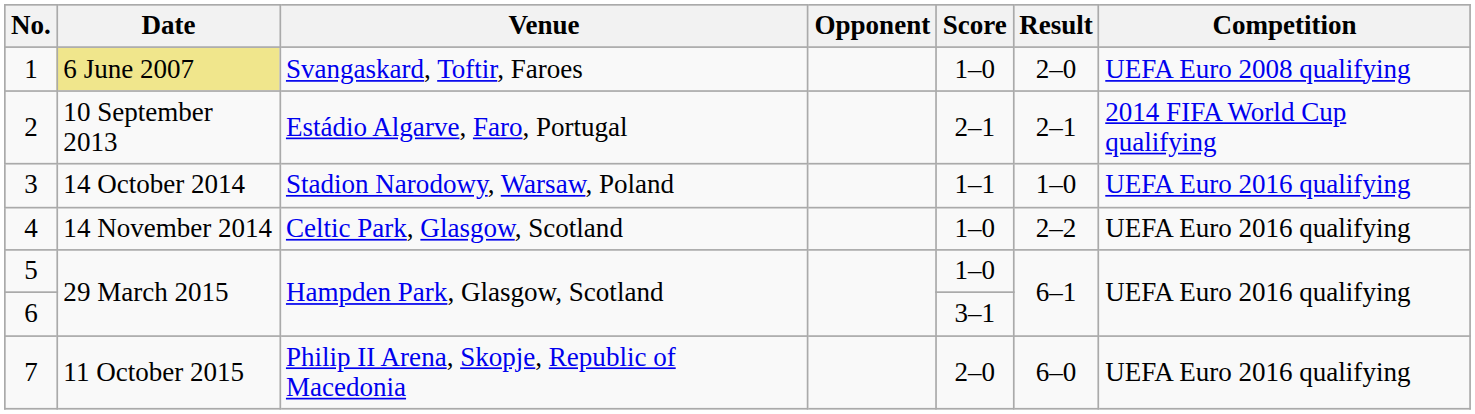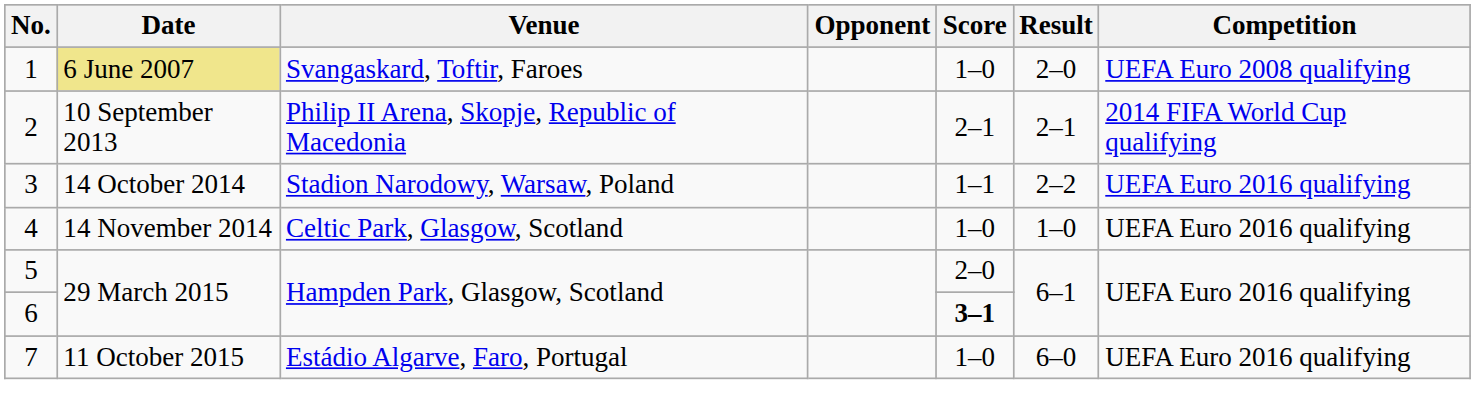(457, 126) Estádio Algarve, Faro, Portugal -> (481, 126) Philip II Arena, Skopje, Republic of Macedonia
(1056, 185) 1–0 -> (1056, 185) 2–2
(1056, 227) 2–2 -> (1056, 227) 1–0
(975, 270) 1–0 -> (975, 270) 2–0
(975, 313) normal -> (975, 313) bold
(481, 371) Philip II Arena, Skopje, Republic of Macedonia -> (457, 356) Estádio Algarve, Faro, Portugal
(975, 371) 2–0 -> (975, 356) 1–0
